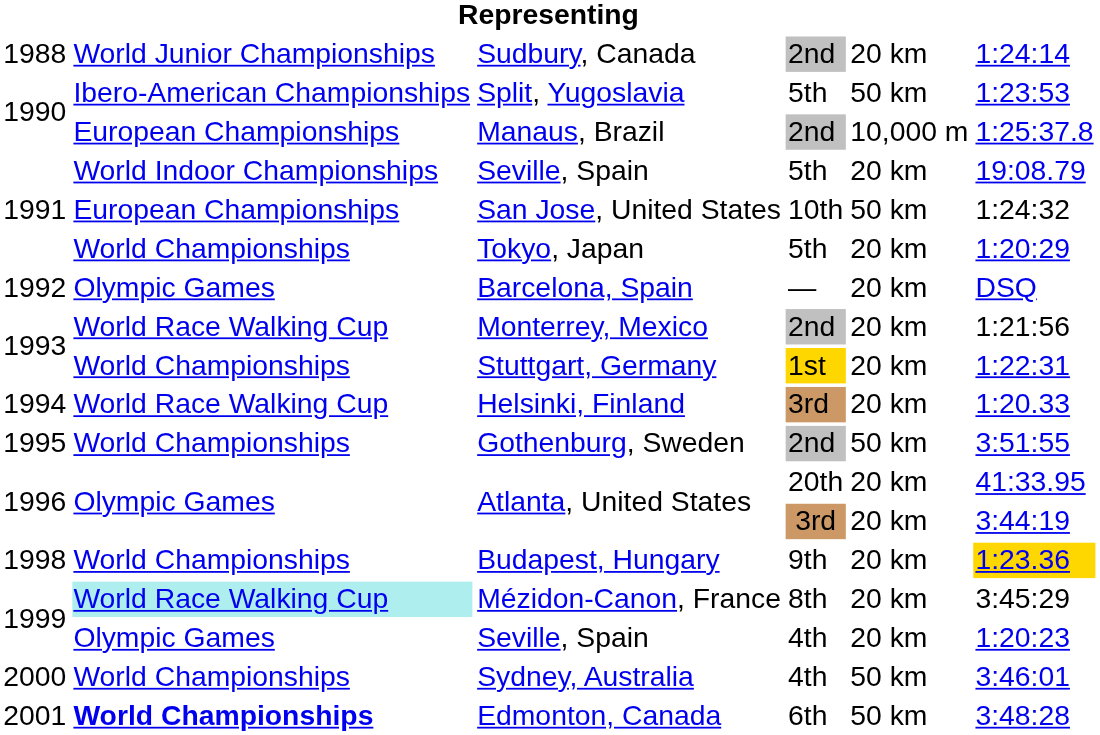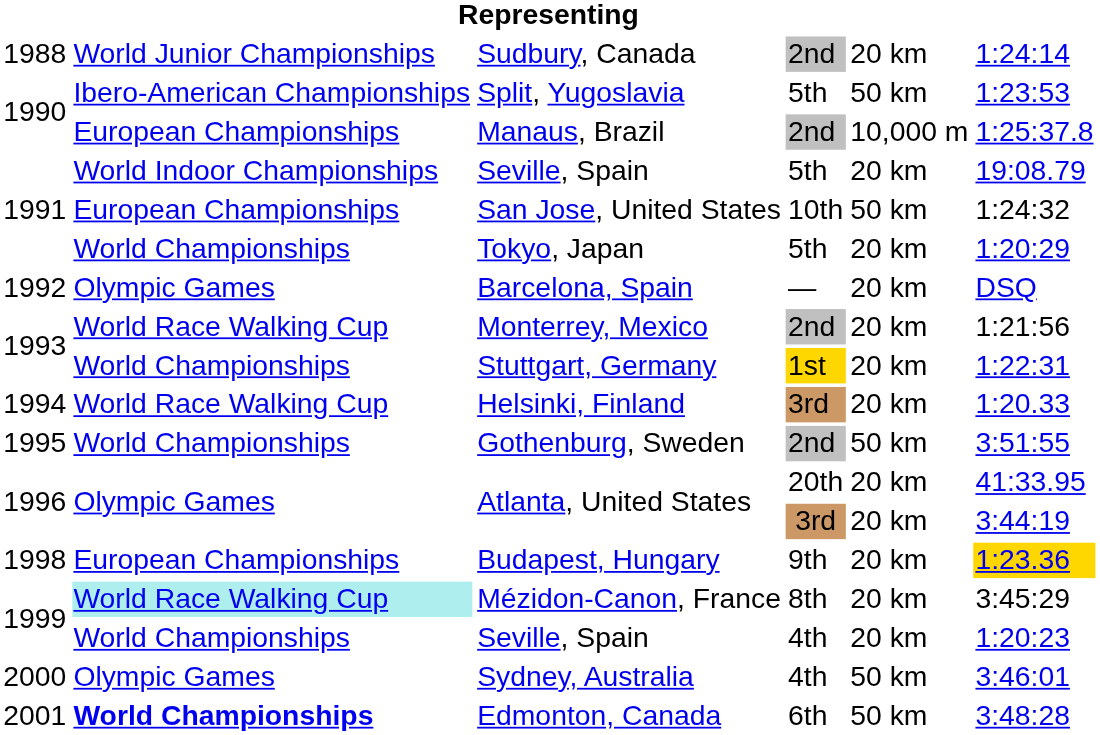(212, 560) World Championships -> (236, 560) European Championships
(174, 637) Olympic Games -> (212, 637) World Championships
(212, 676) World Championships -> (174, 676) Olympic Games
